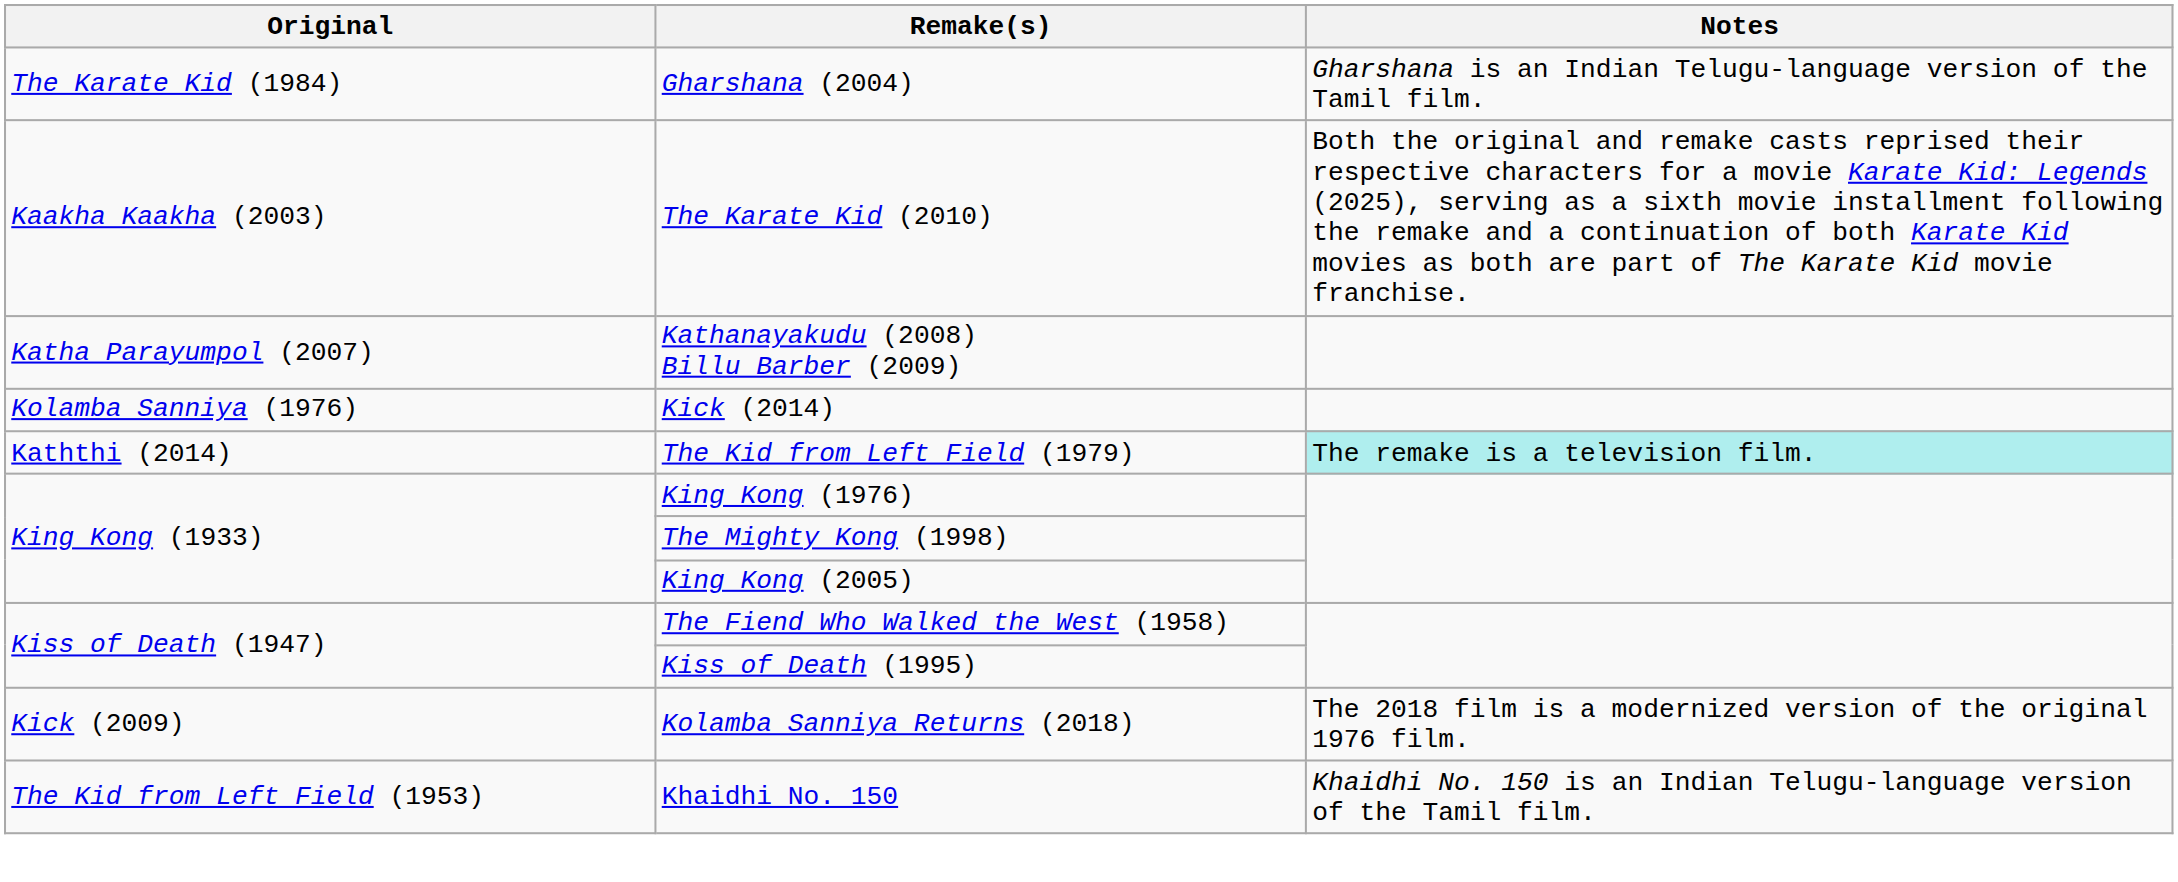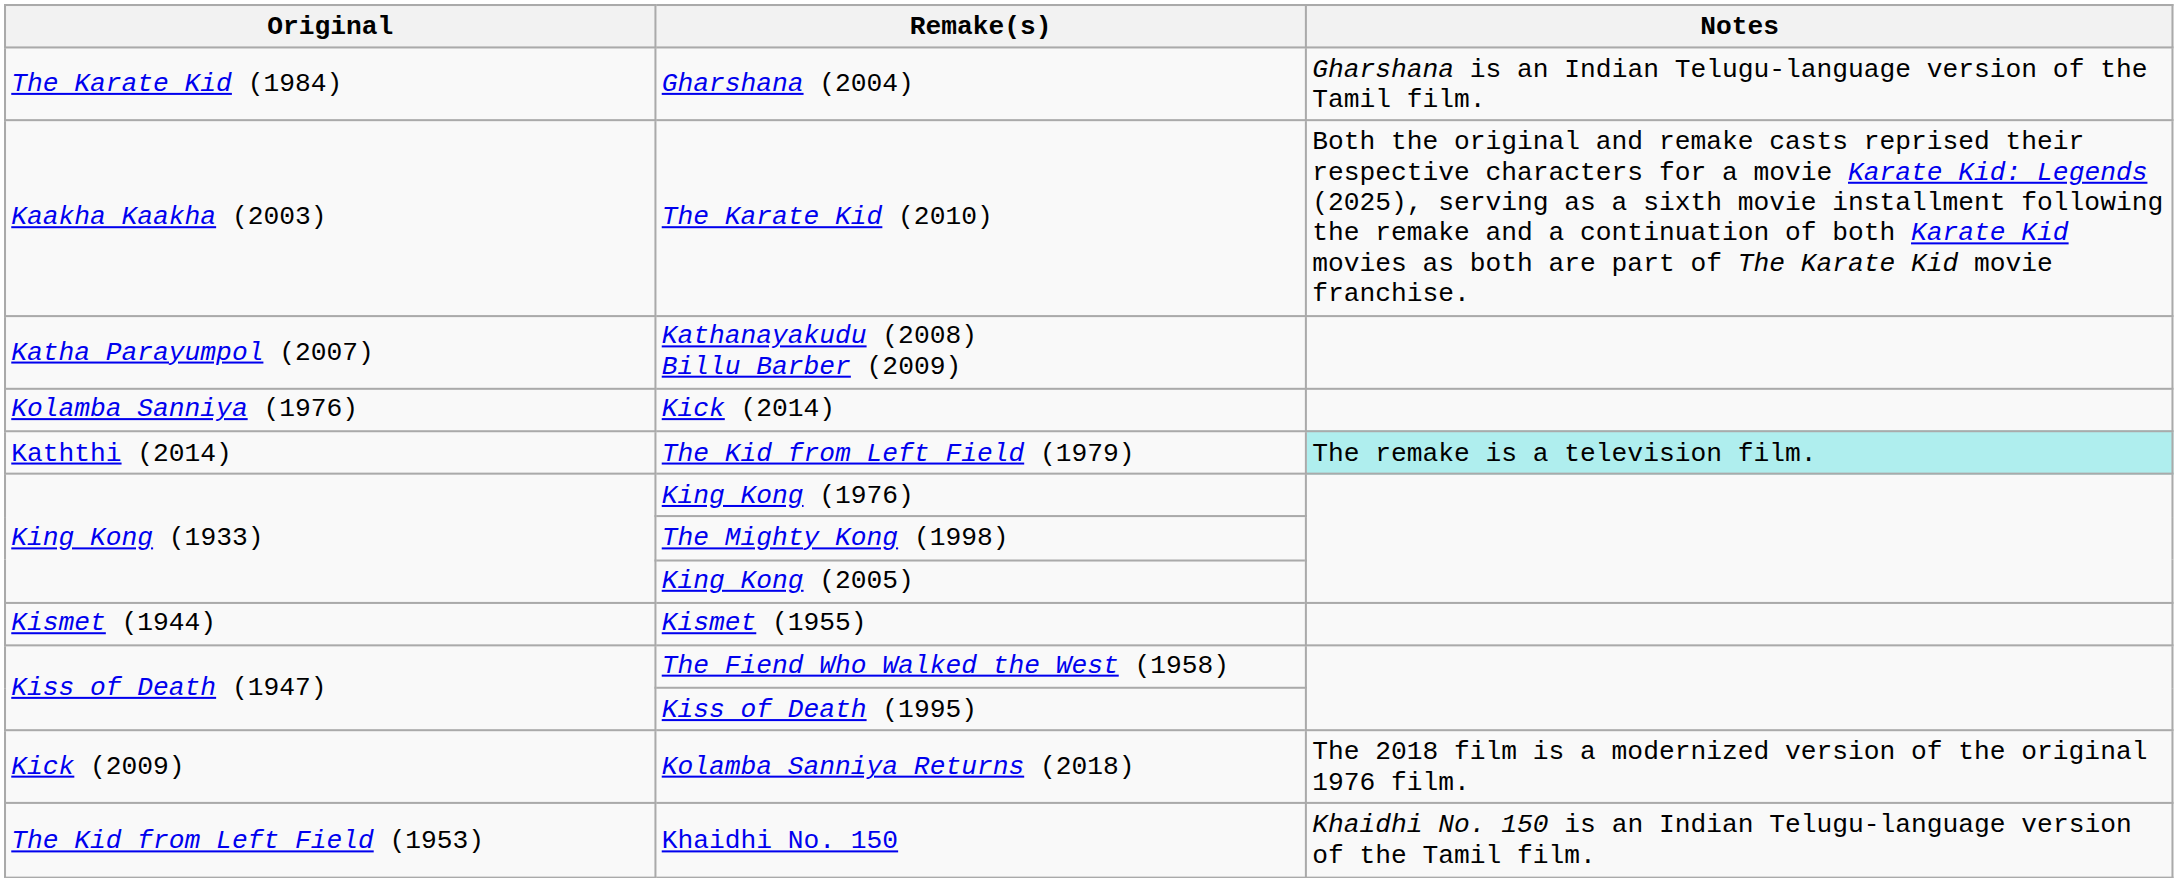+ row: (764, 624)
